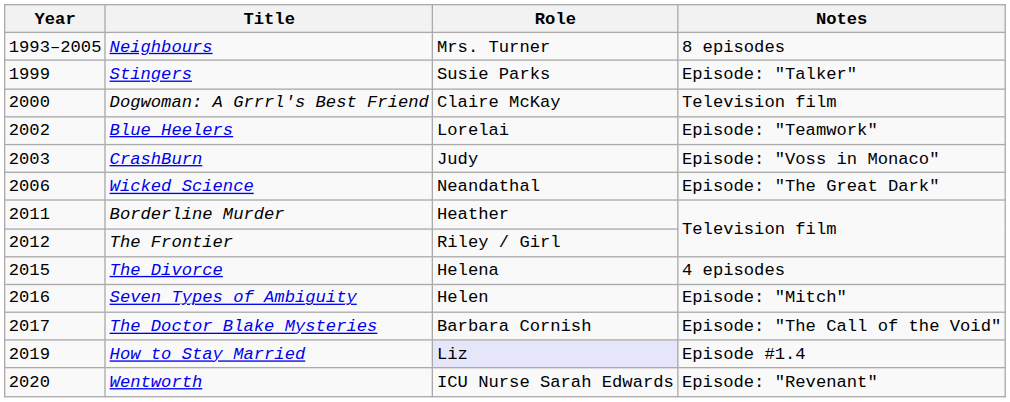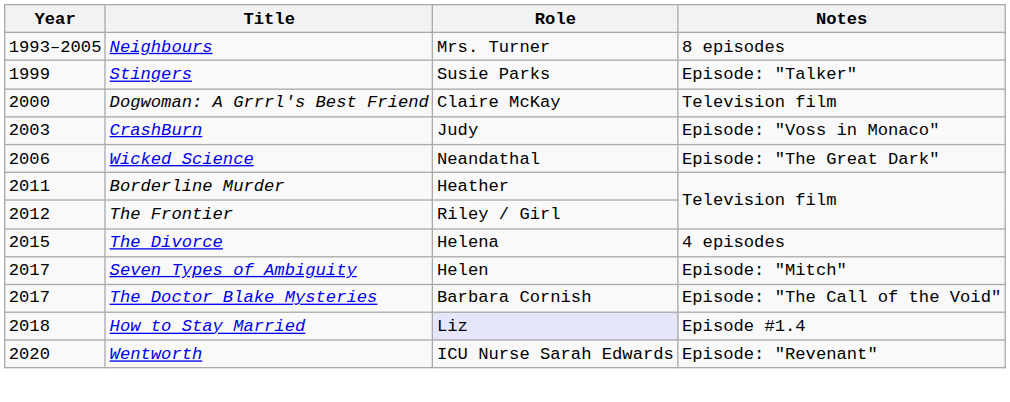- row: (171, 131)
(29, 298) 2016 -> (29, 270) 2017
(29, 354) 2019 -> (29, 326) 2018
